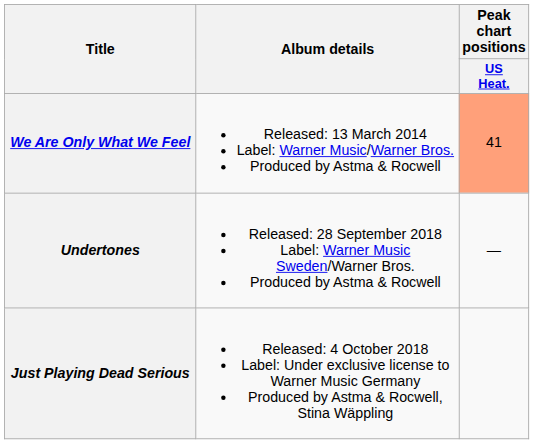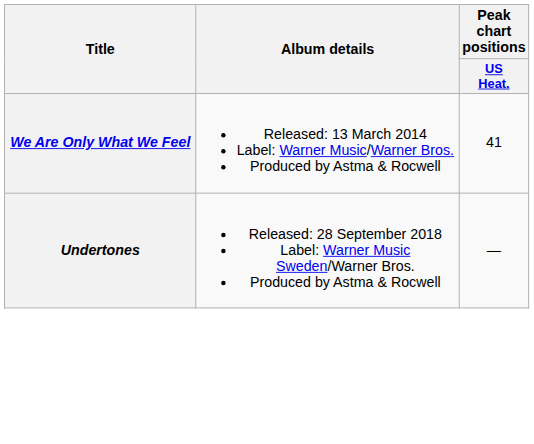(494, 143) lightsalmon background -> (494, 143) no background
- row: (100, 373)
